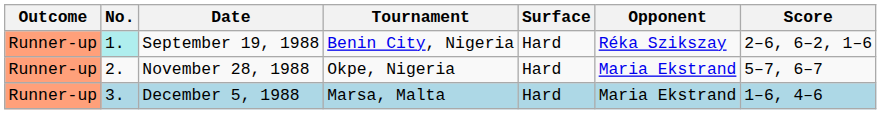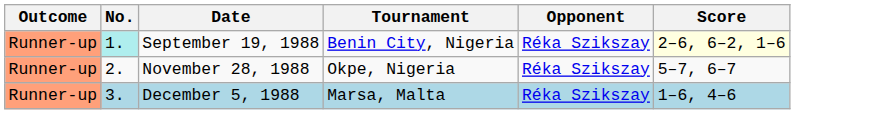- column: (556, 17)
(808, 43) no background -> (722, 43) lightyellow background
(668, 69) Maria Ekstrand -> (586, 69) Réka Szikszay
(668, 95) Maria Ekstrand -> (586, 95) Réka Szikszay
